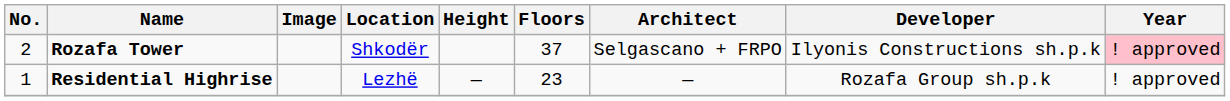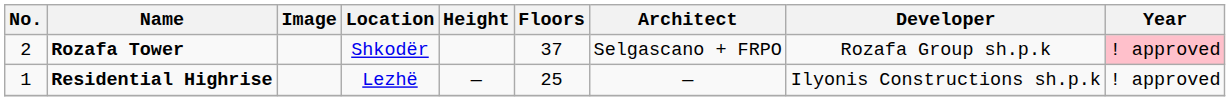(946, 50) Ilyonis Constructions sh.p.k -> (946, 50) Rozafa Group sh.p.k
(552, 80) 23 -> (552, 80) 25
(946, 80) Rozafa Group sh.p.k -> (946, 80) Ilyonis Constructions sh.p.k
